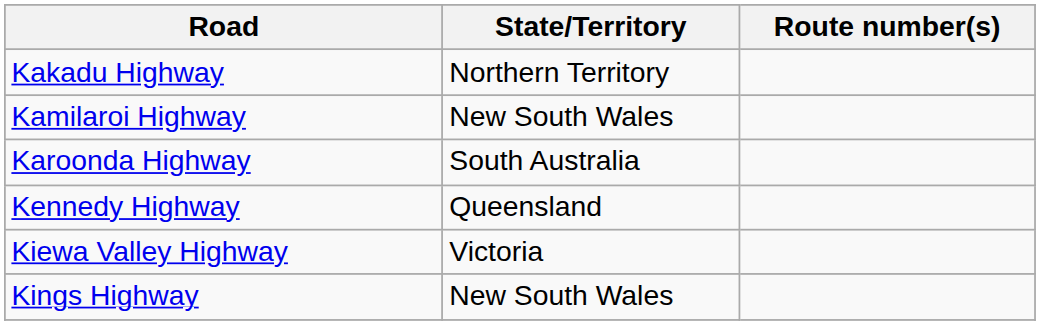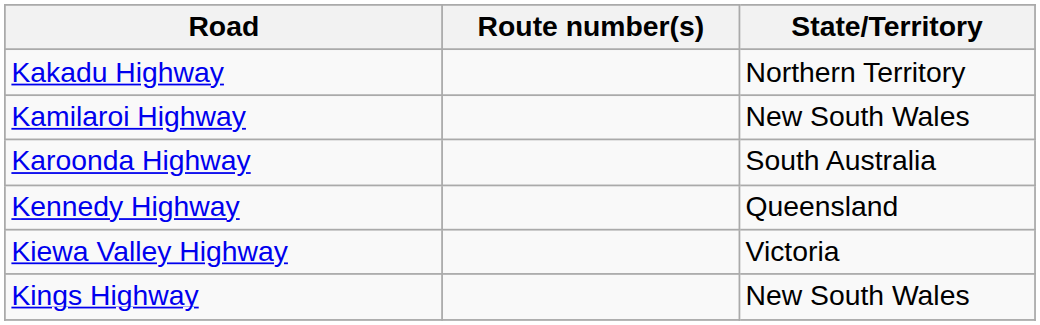columns swapped: (887, 26) <-> (591, 26)
